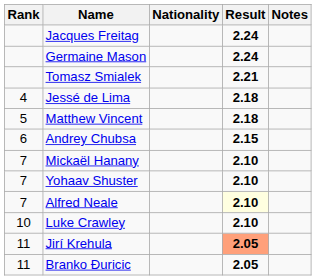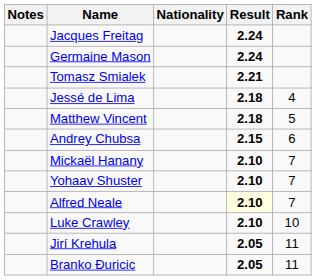columns swapped: (23, 14) <-> (290, 14)
(245, 243) lightsalmon background -> (250, 243) no background
